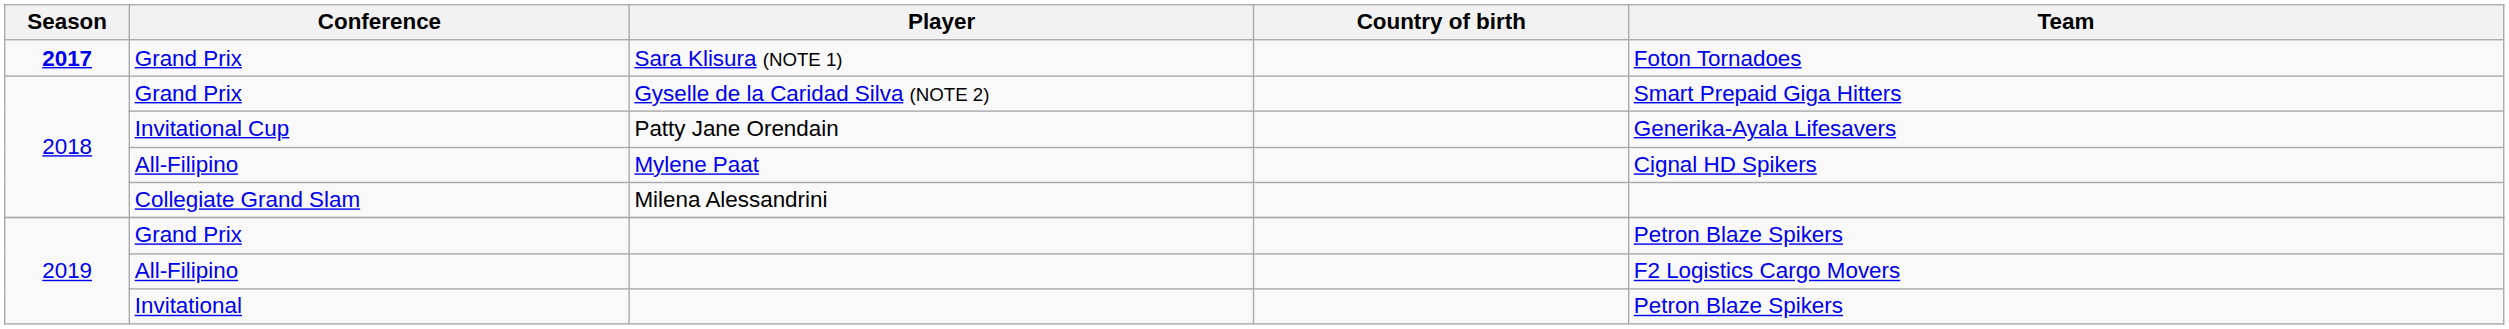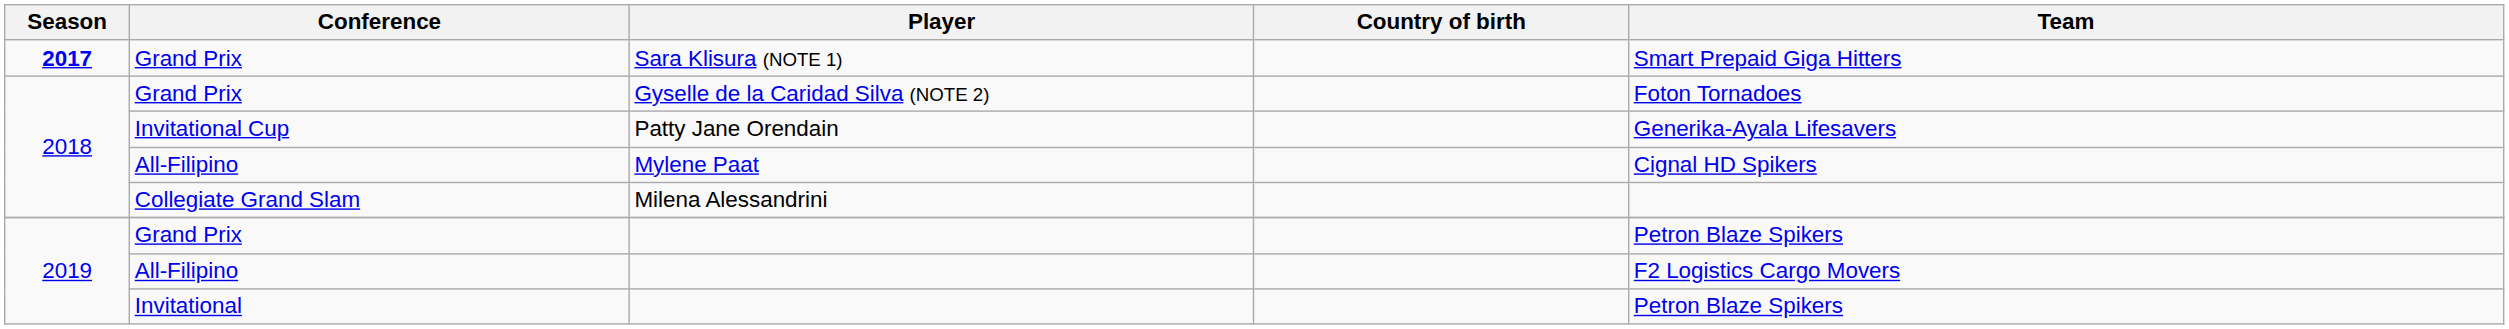(1718, 57) Foton Tornadoes -> (1768, 57) Smart Prepaid Giga Hitters
(1768, 93) Smart Prepaid Giga Hitters -> (1718, 93) Foton Tornadoes
